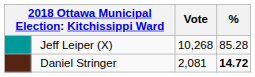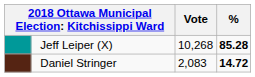(234, 44) normal -> (234, 44) bold
(192, 63) 2,081 -> (192, 63) 2,083
